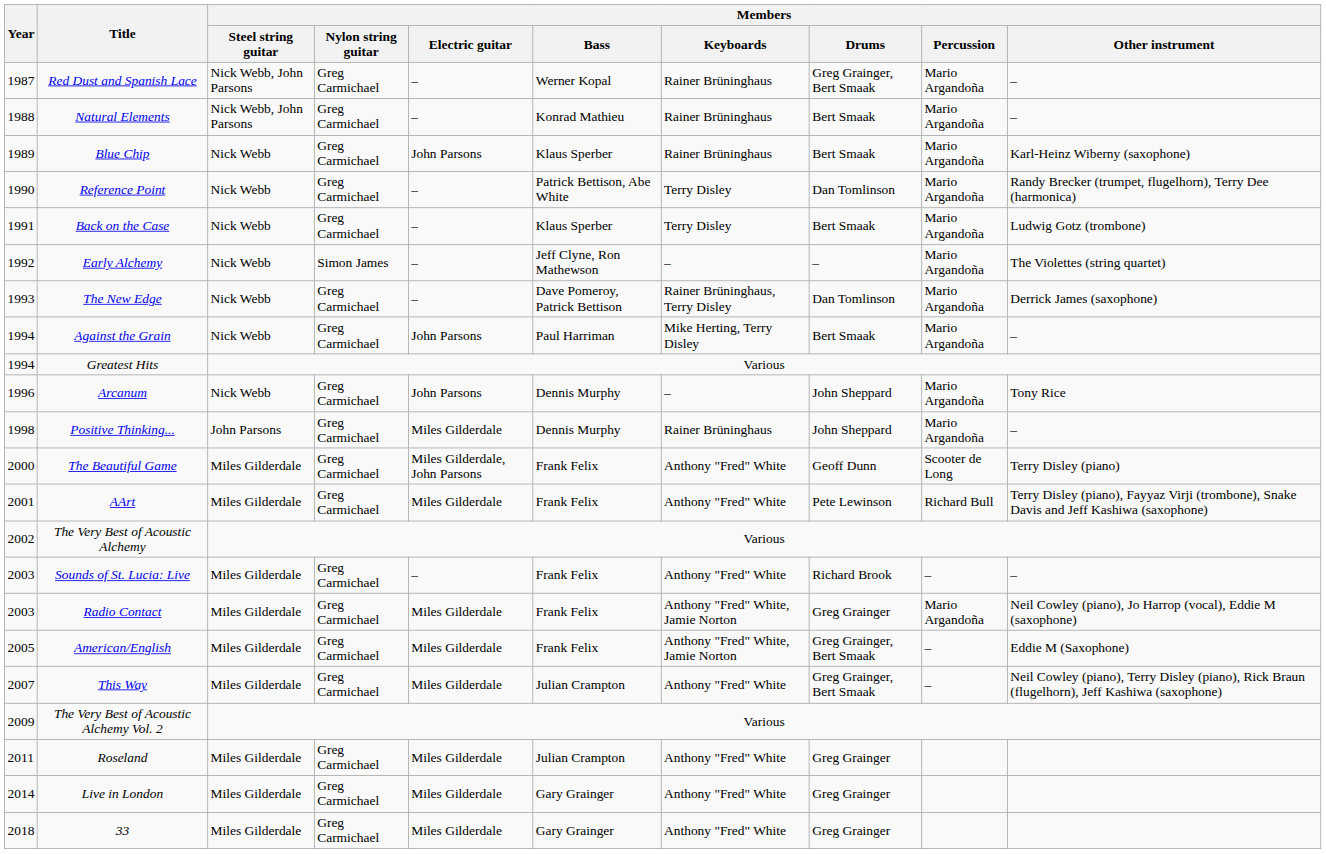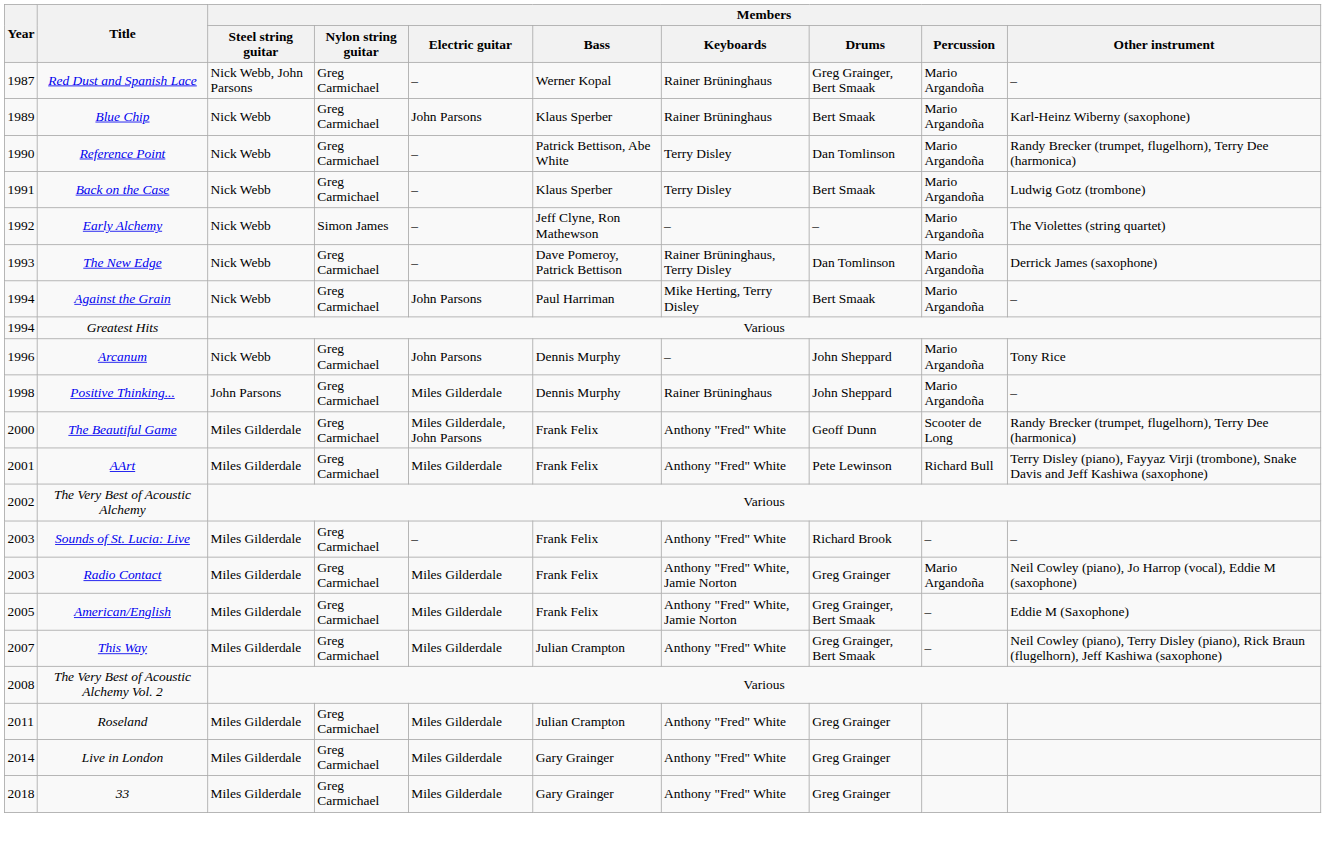- row: (122, 116)
(1065, 466) Terry Disley (piano) -> (1139, 429) Randy Brecker (trumpet, flugelhorn), Terry Dee (harmonica)
(21, 721) 2009 -> (21, 684) 2008
